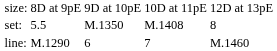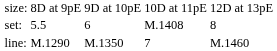(104, 25) M.1350 -> (87, 25) 6
(87, 42) 6 -> (104, 42) M.1350
